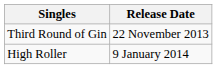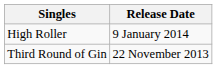rows swapped: (57, 34) <-> (37, 53)
